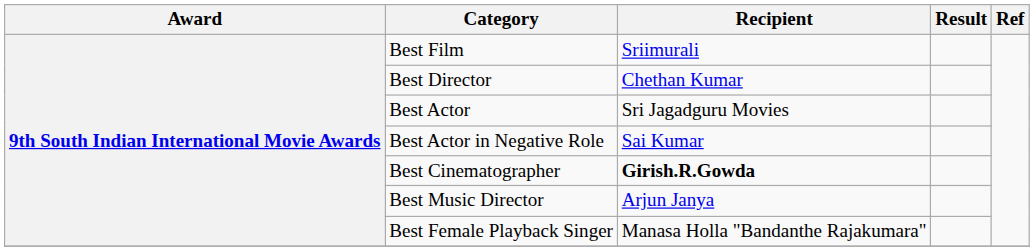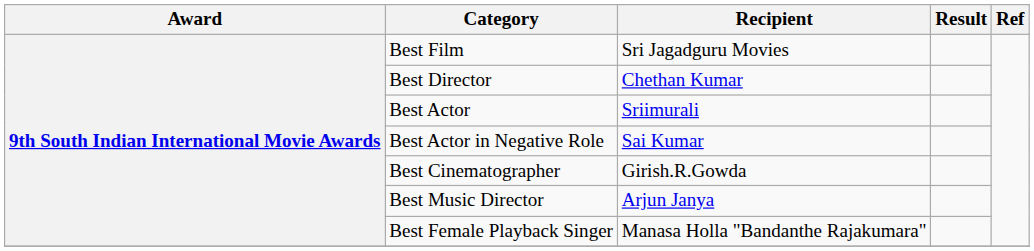(660, 49) Sriimurali -> (705, 49) Sri Jagadguru Movies
(705, 110) Sri Jagadguru Movies -> (660, 110) Sriimurali
(688, 170) bold -> (684, 170) normal
